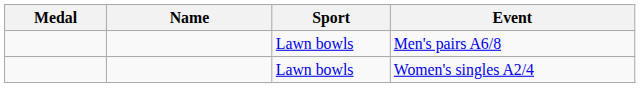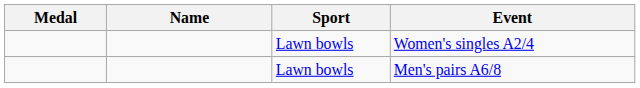rows swapped: (464, 69) <-> (447, 43)
